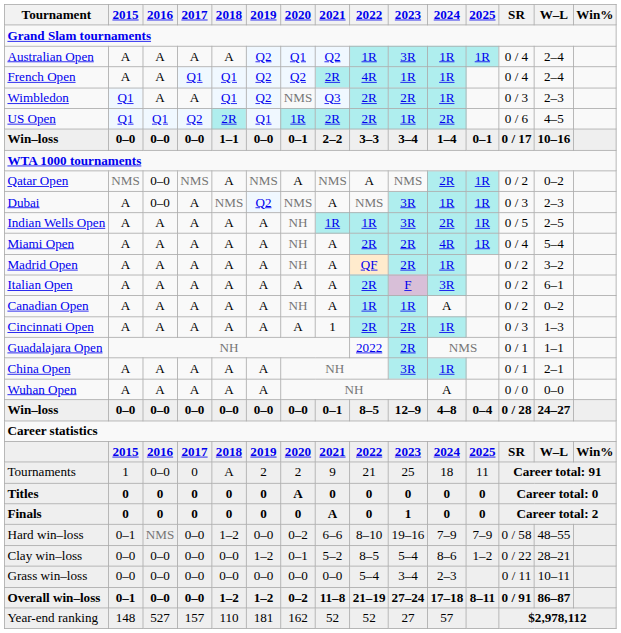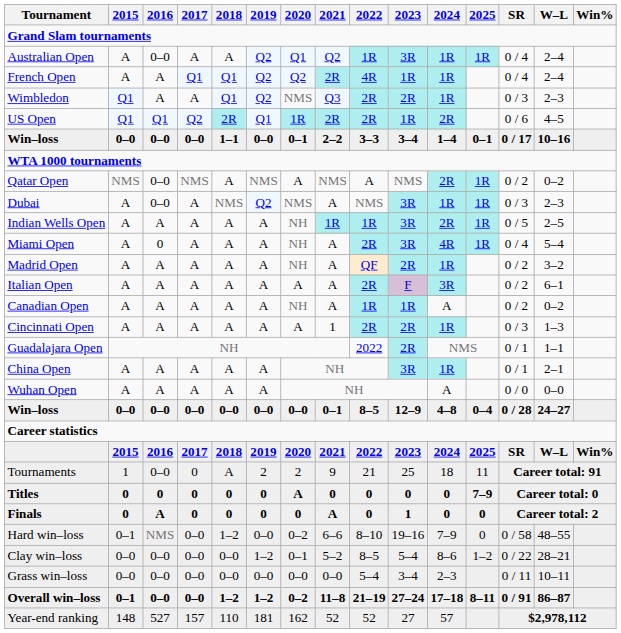(160, 56) A -> (160, 56) 0–0
(160, 243) A -> (160, 243) 0
(408, 243) 2R -> (408, 243) 3R
(482, 493) 0 -> (482, 493) 7–9
(160, 514) 0 -> (160, 514) A
(482, 535) 7–9 -> (482, 535) 0
